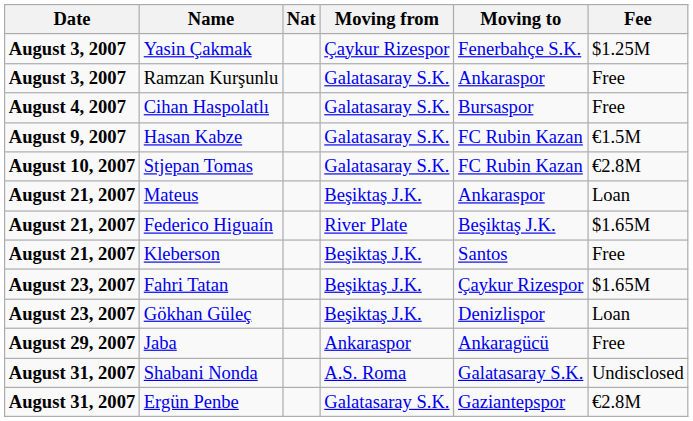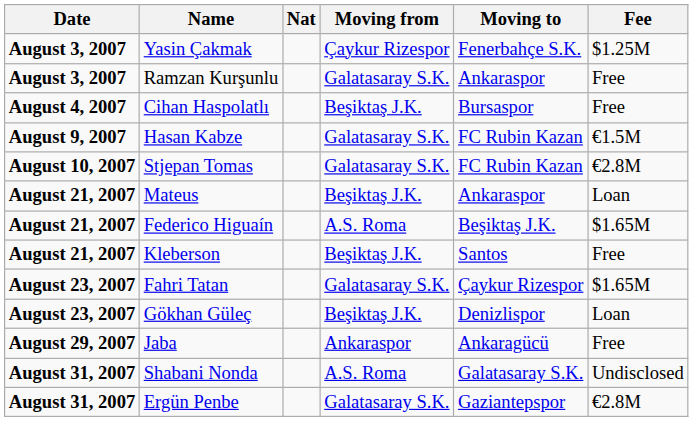(387, 107) Galatasaray S.K. -> (373, 107) Beşiktaş J.K.
(366, 225) River Plate -> (365, 225) A.S. Roma
(373, 284) Beşiktaş J.K. -> (387, 284) Galatasaray S.K.
